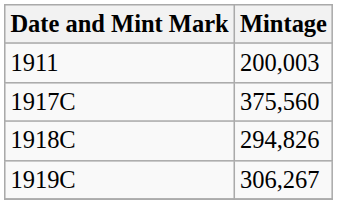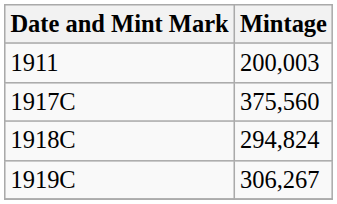(280, 140) 294,826 -> (280, 140) 294,824
